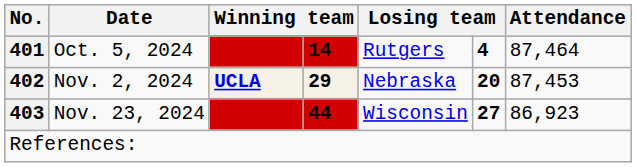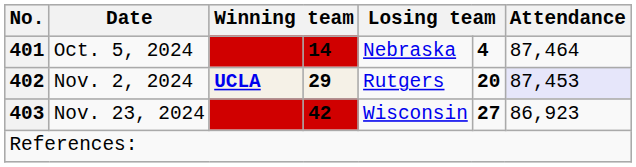(404, 52) Rutgers -> (410, 52) Nebraska
(410, 83) Nebraska -> (404, 83) Rutgers
(545, 83) no background -> (545, 83) lavender background
(320, 115) 44 -> (320, 115) 42
